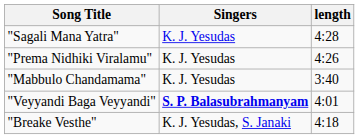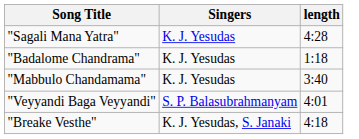+ row: (74, 58)
- row: (80, 58)
(235, 101) bold -> (230, 101) normal
